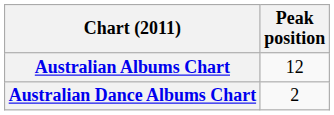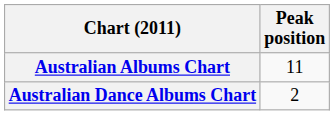(295, 67) 12 -> (295, 67) 11
